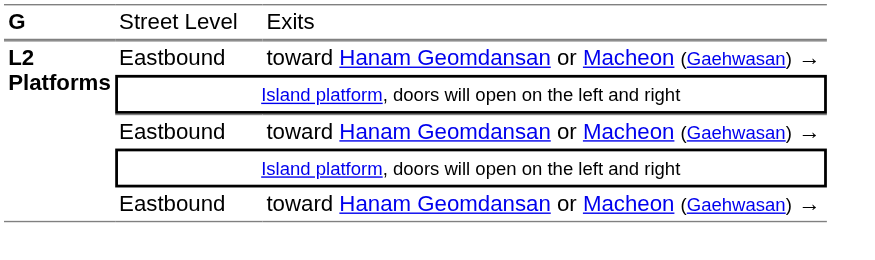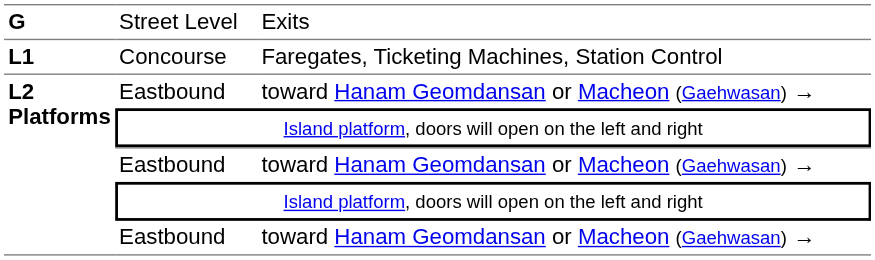+ row: (173, 56)
